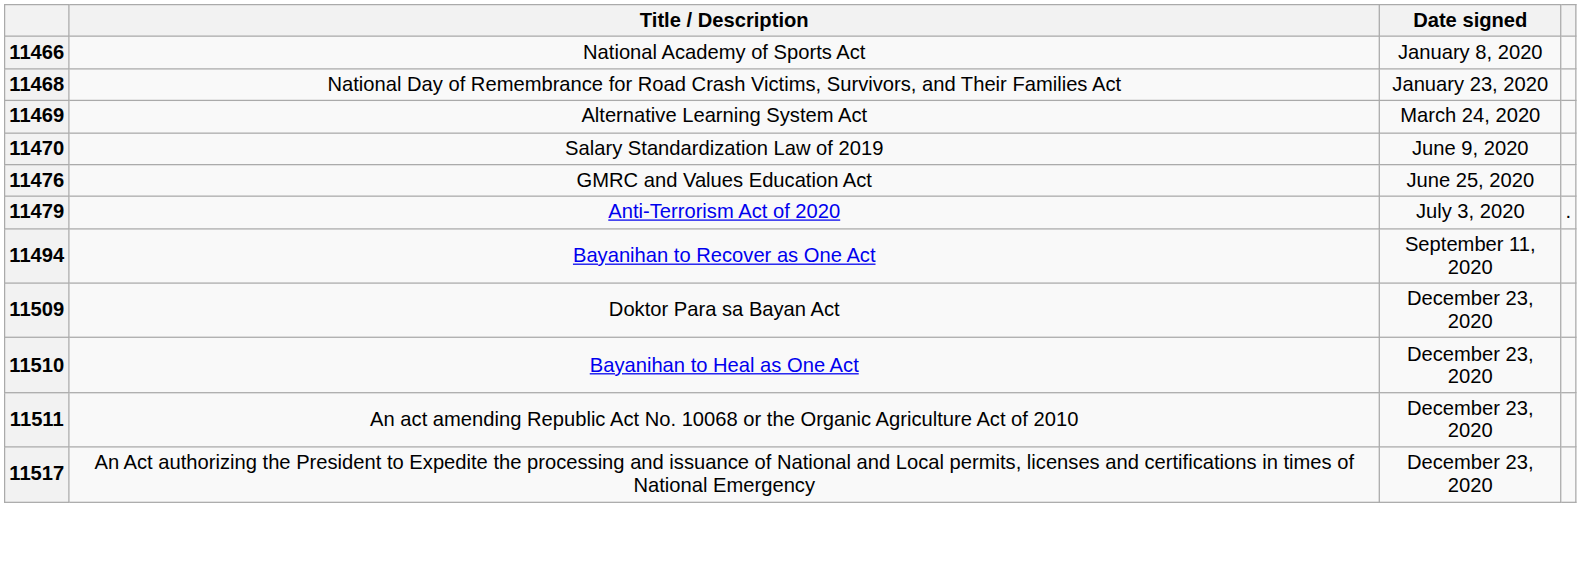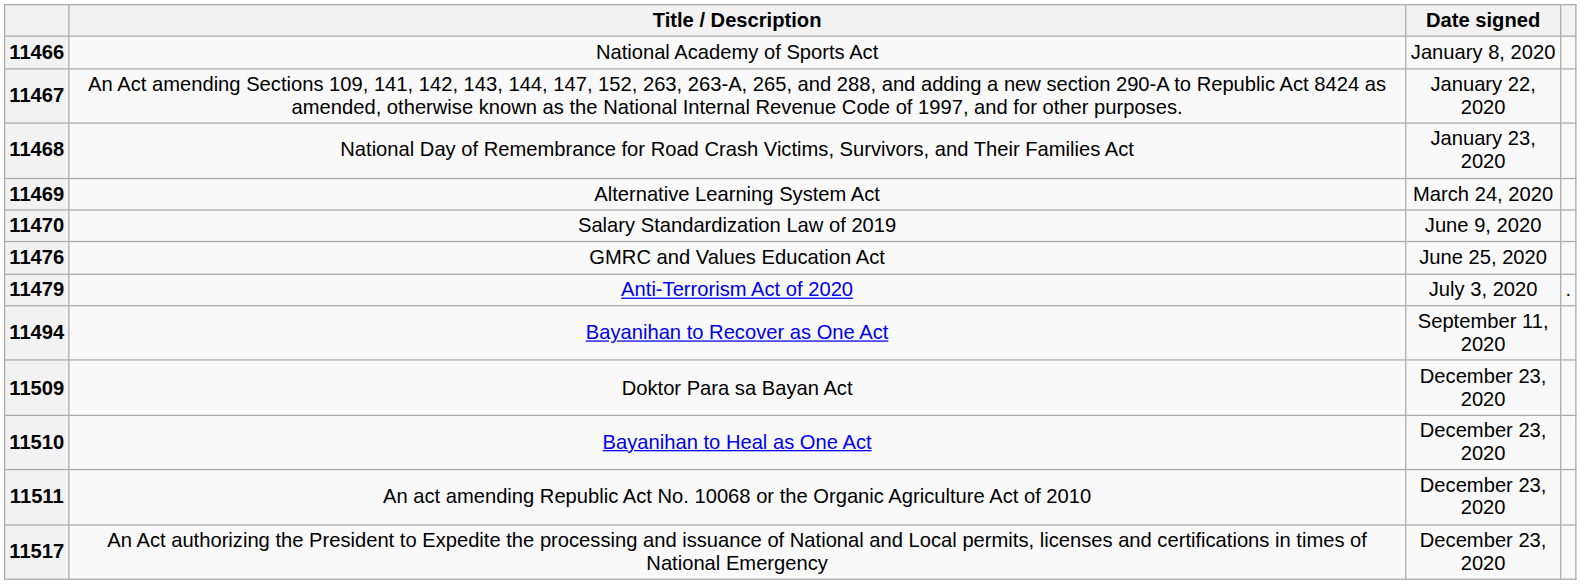+ row: (37, 95)
